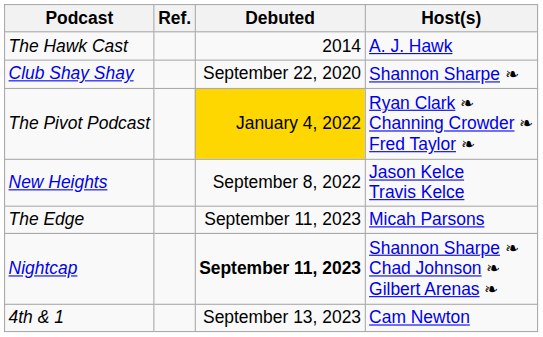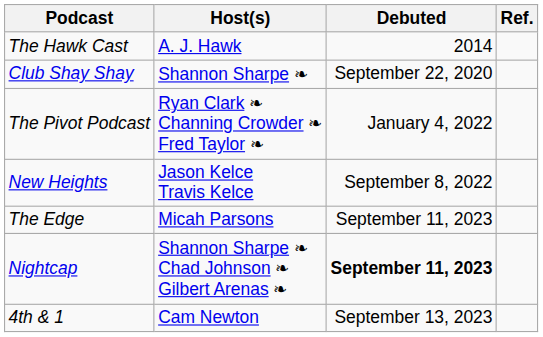columns swapped: (451, 18) <-> (175, 18)
(299, 123) gold background -> (430, 123) no background
